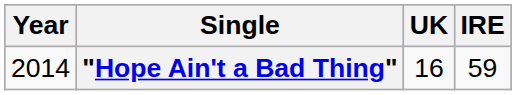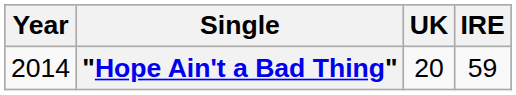(429, 67) 16 -> (429, 67) 20
